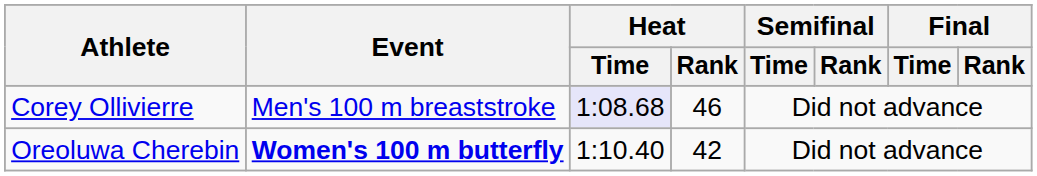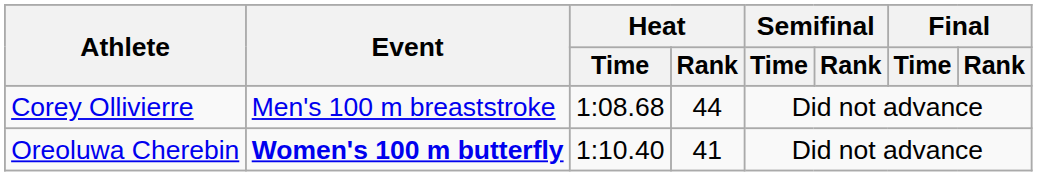(620, 108) lavender background -> (620, 108) no background
(707, 108) 46 -> (707, 108) 44
(707, 149) 42 -> (707, 149) 41
